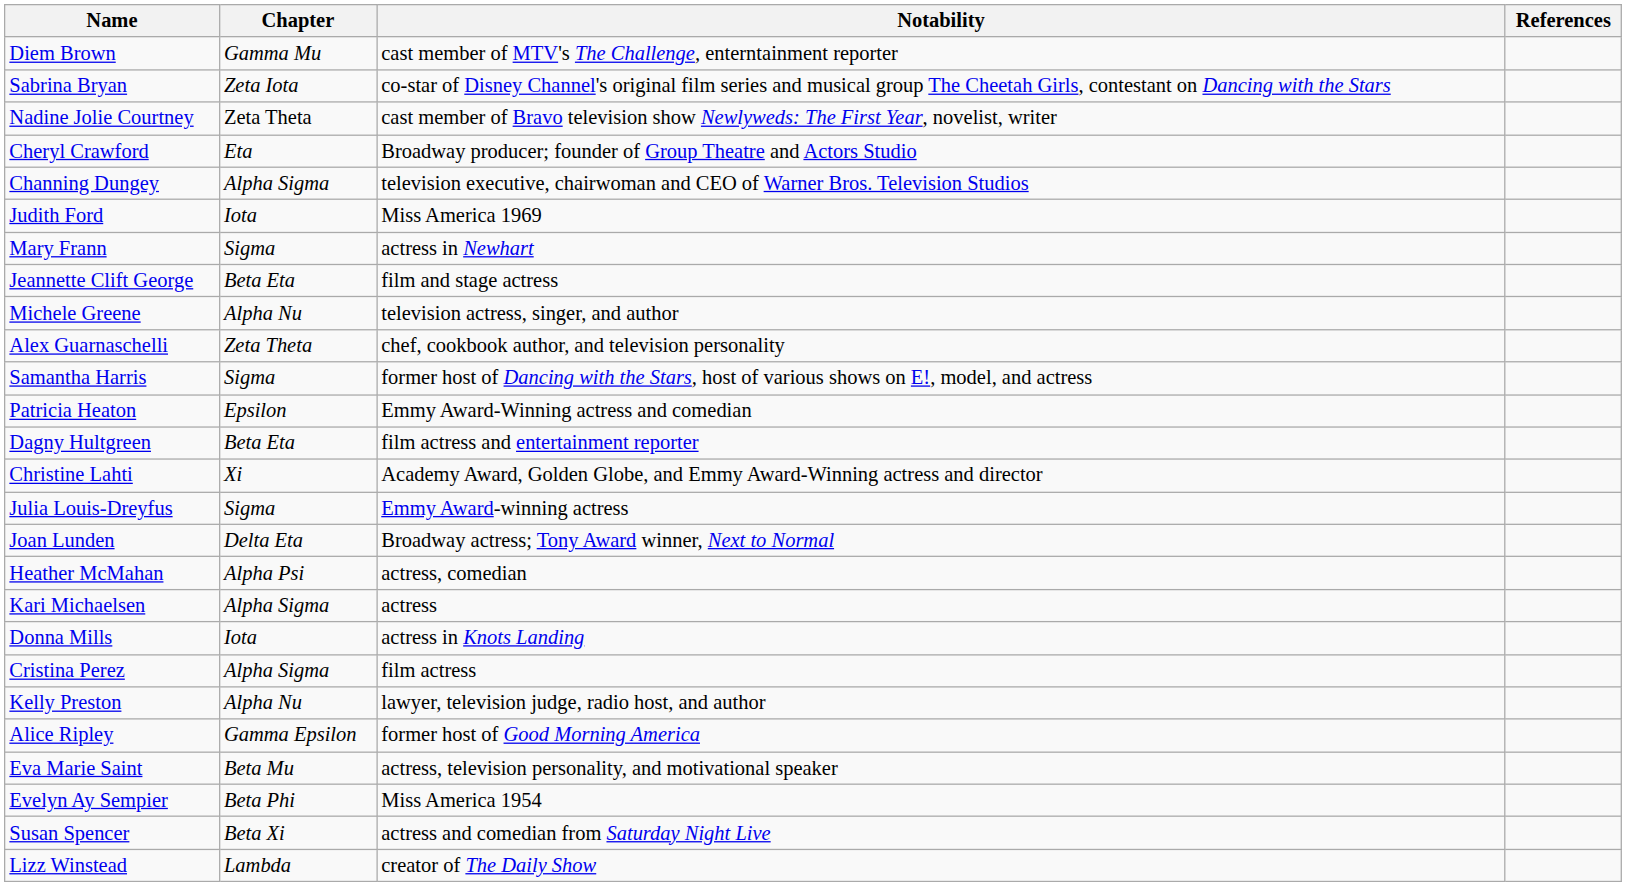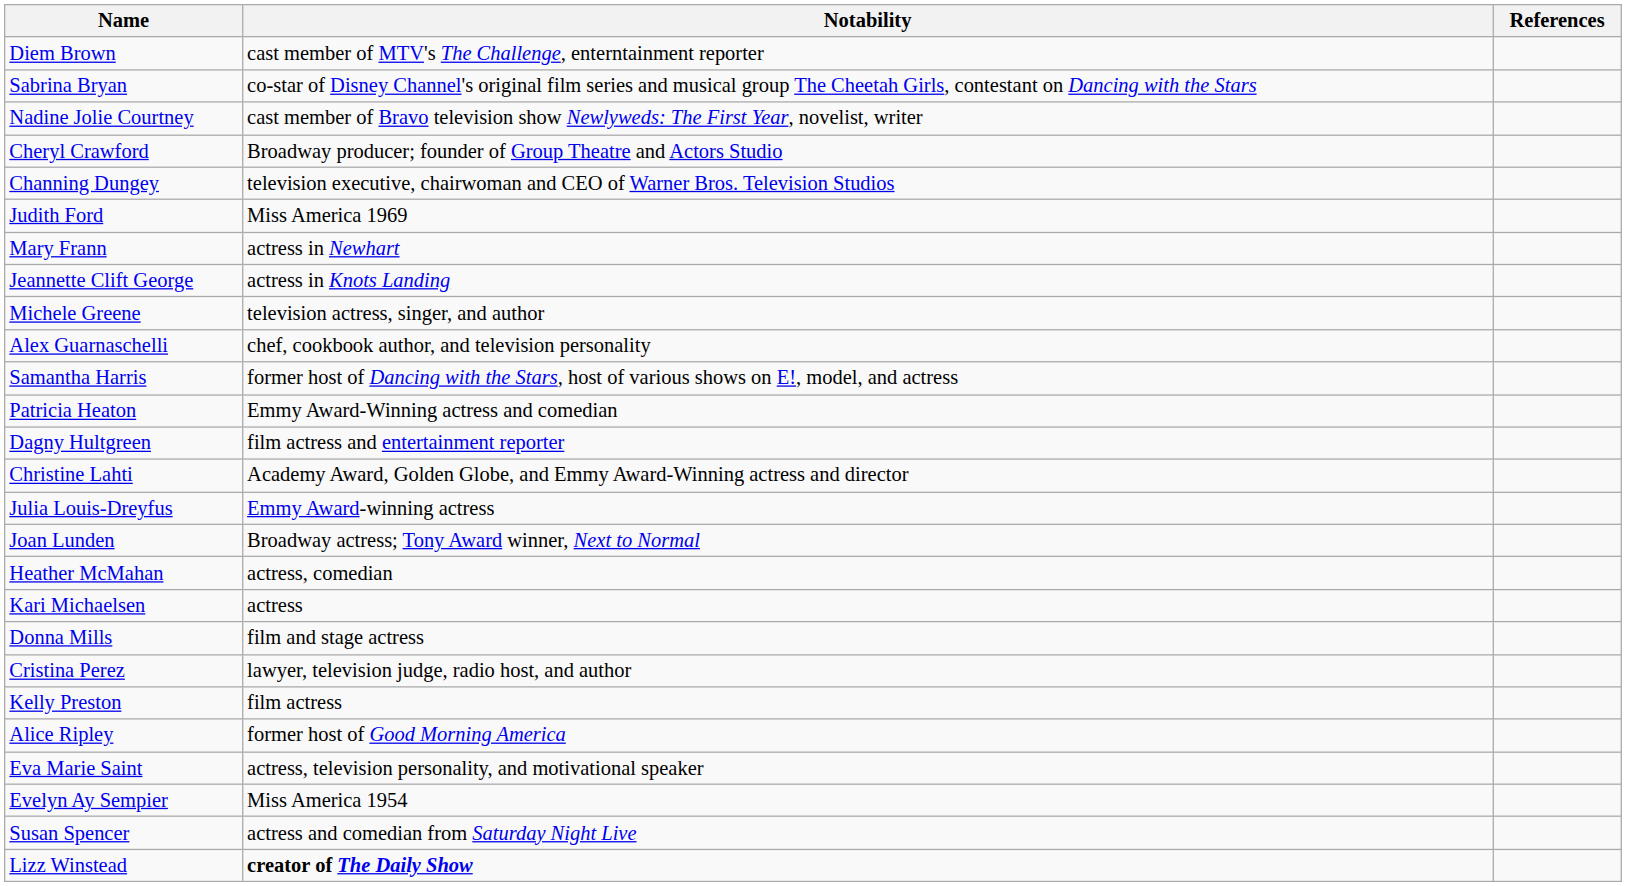- column: (298, 20)
(470, 280) film and stage actress -> (349, 280) actress in Knots Landing
(483, 637) actress in Knots Landing -> (336, 637) film and stage actress
(429, 670) film actress -> (439, 670) lawyer, television judge, radio host, and author
(573, 702) lawyer, television judge, radio host, and author -> (295, 702) film actress
(489, 865) normal -> (360, 865) bold
